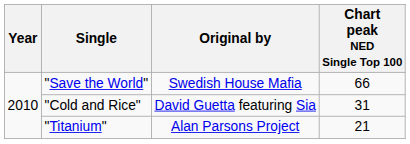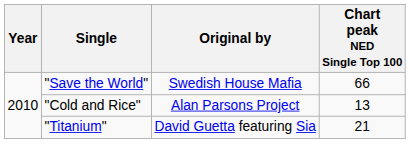(235, 105) David Guetta featuring Sia -> (235, 105) Alan Parsons Project
(362, 105) 31 -> (362, 105) 13
(235, 127) Alan Parsons Project -> (235, 127) David Guetta featuring Sia
